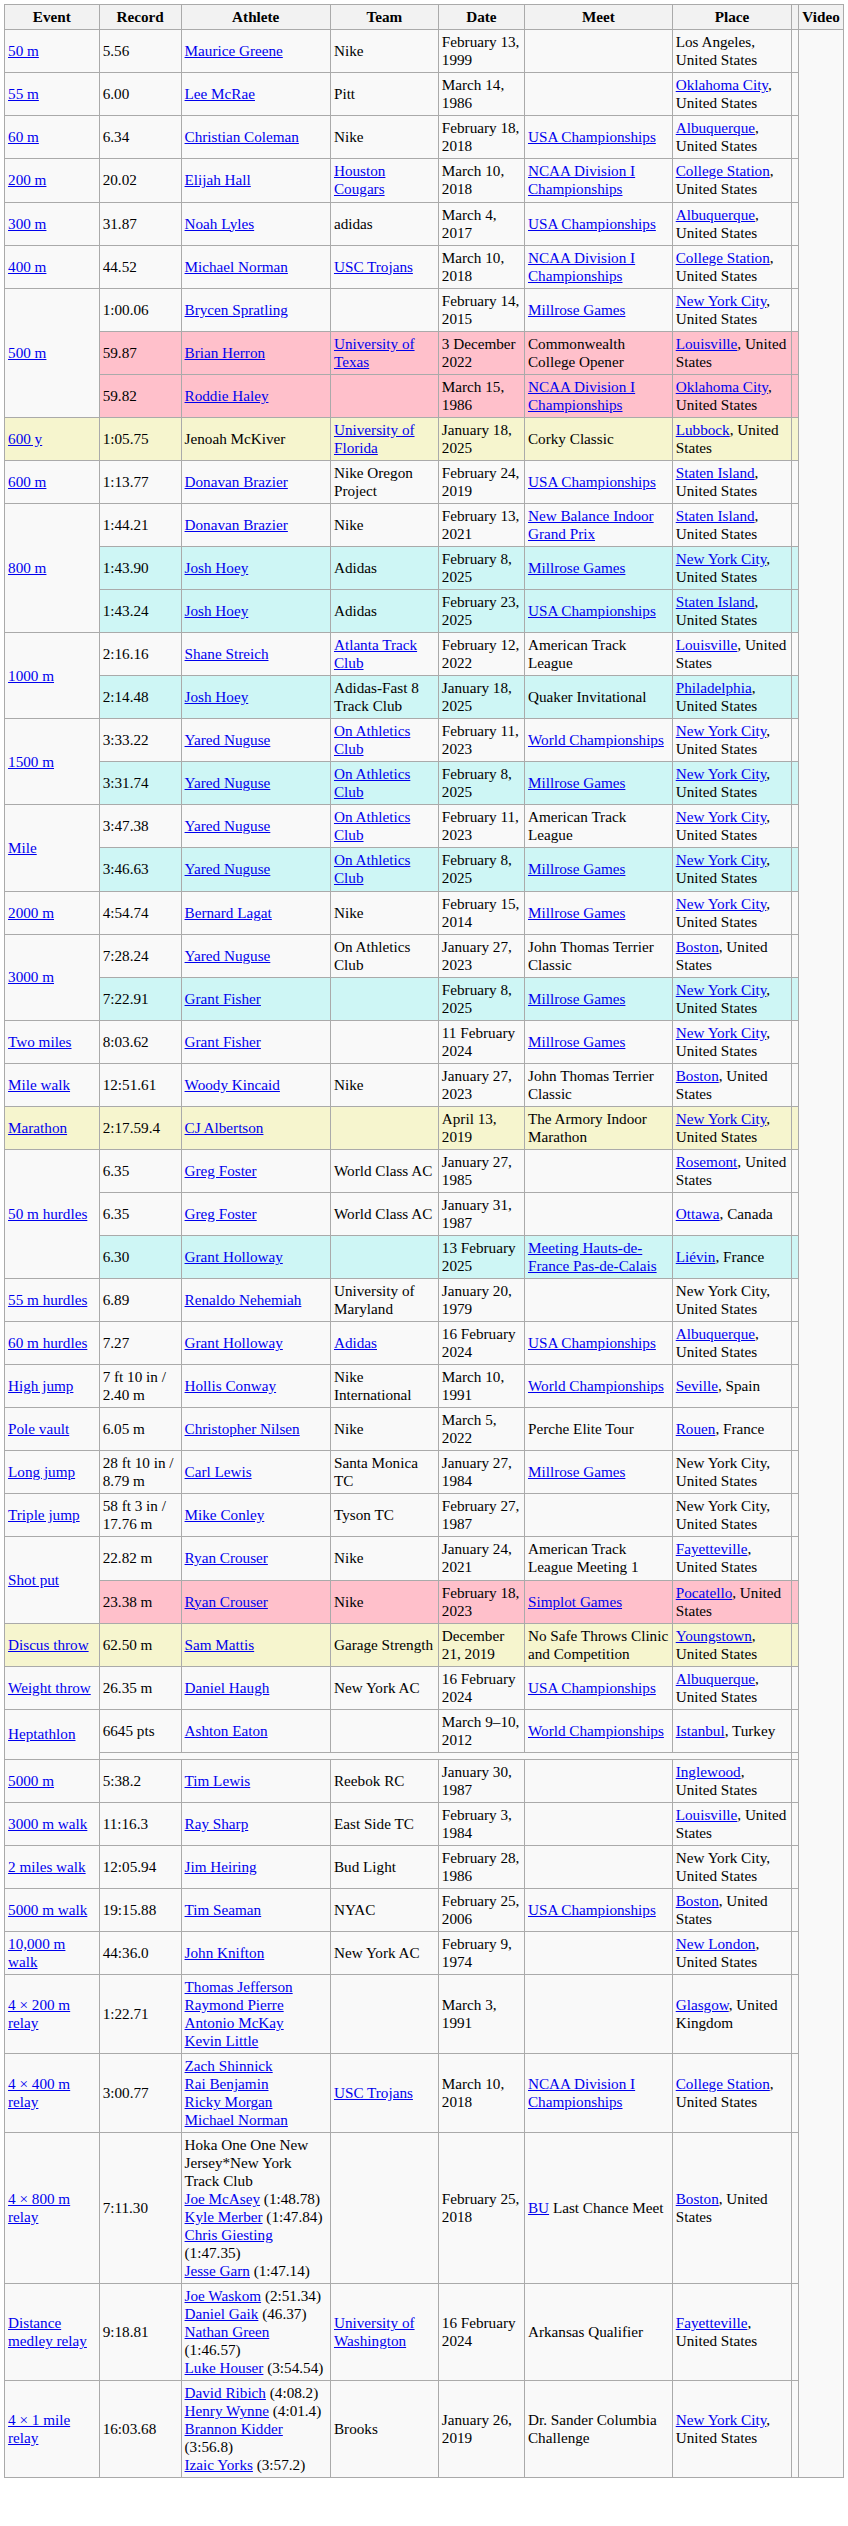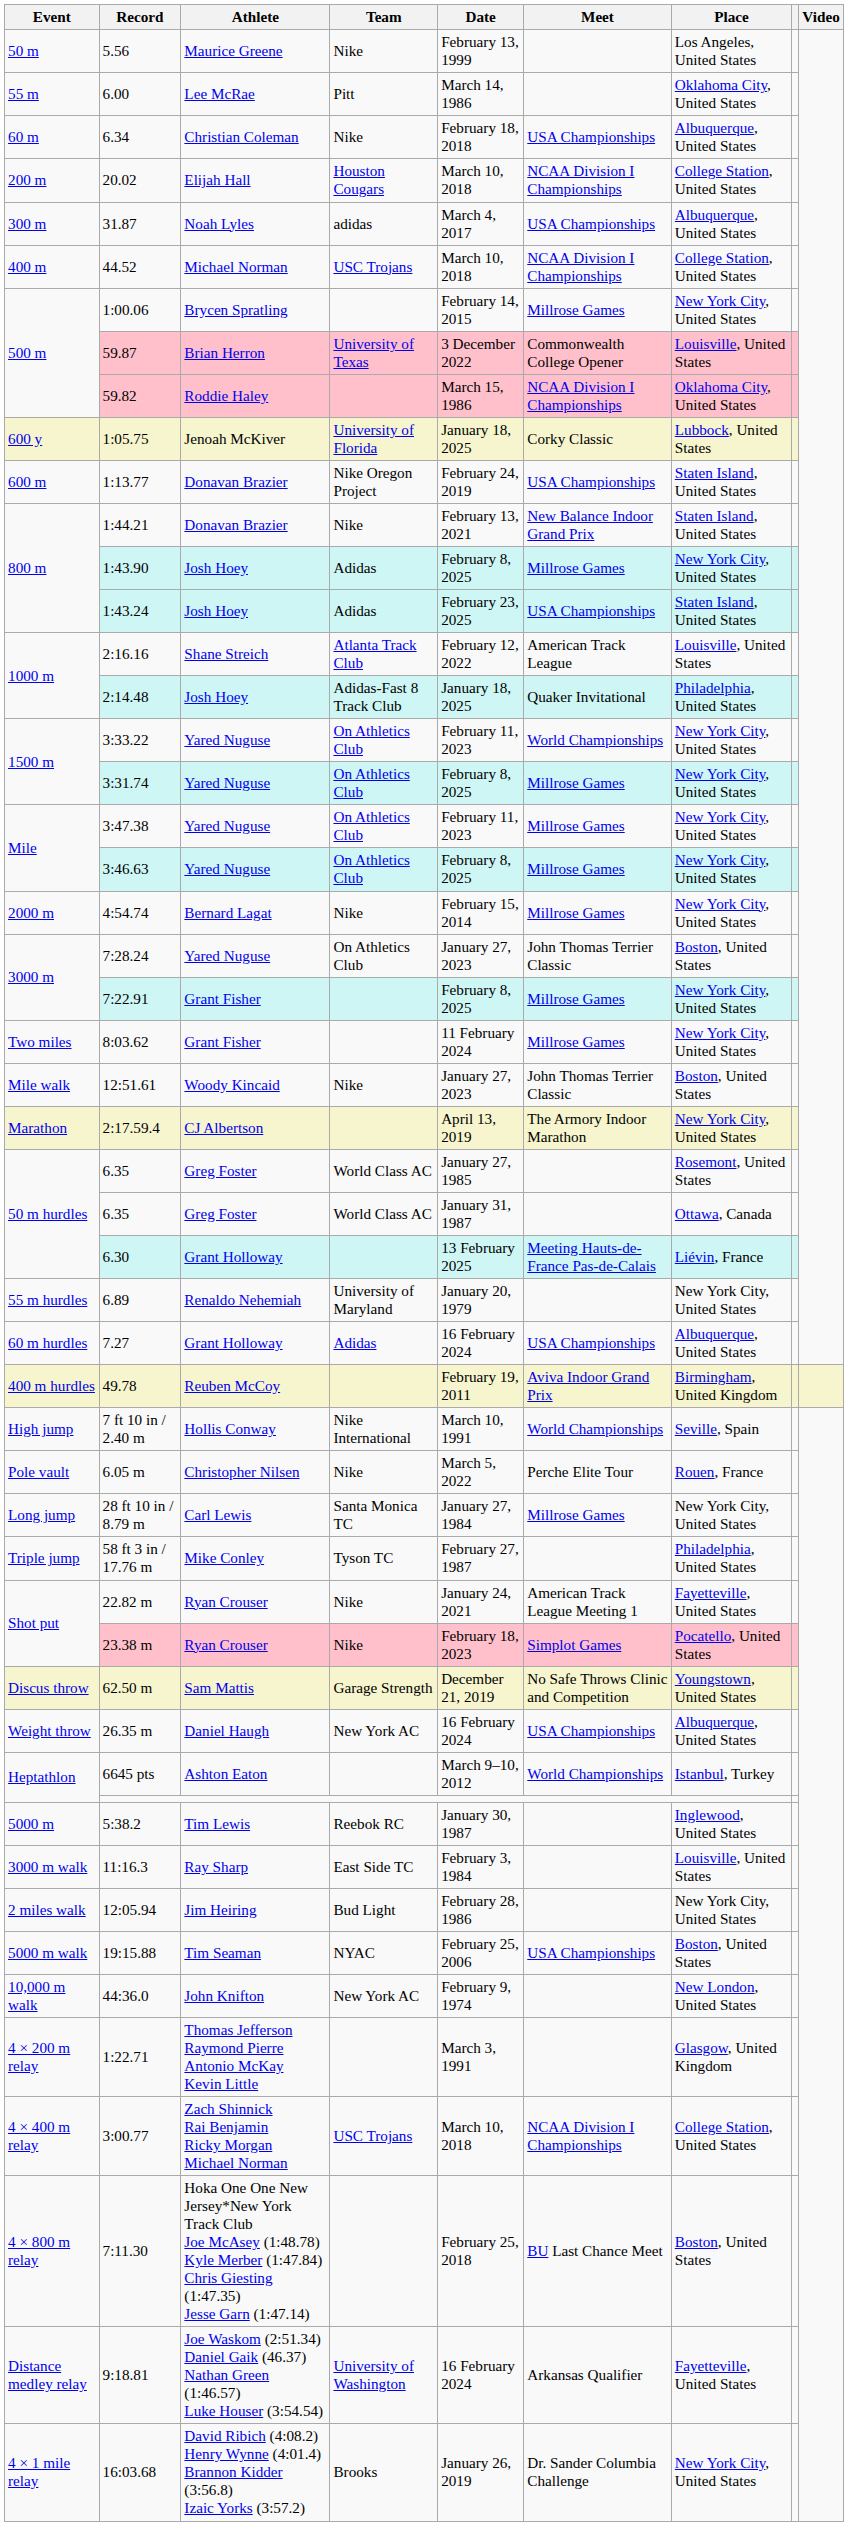(577, 826) American Track League -> (576, 826) Millrose Games
+ row: (120, 1386)
(723, 1515) New York City, United States -> (715, 1558) Philadelphia, United States
